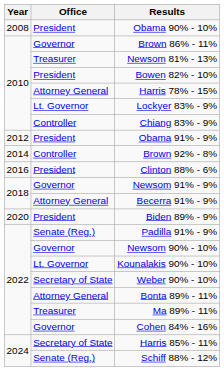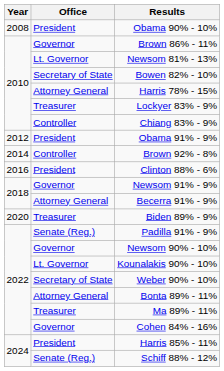(55, 59) Treasurer -> (61, 59) Lt. Governor
(54, 75) President -> (73, 75) Secretary of State
(61, 106) Lt. Governor -> (55, 106) Treasurer
(54, 216) President -> (55, 216) Treasurer
(73, 342) Secretary of State -> (54, 342) President
